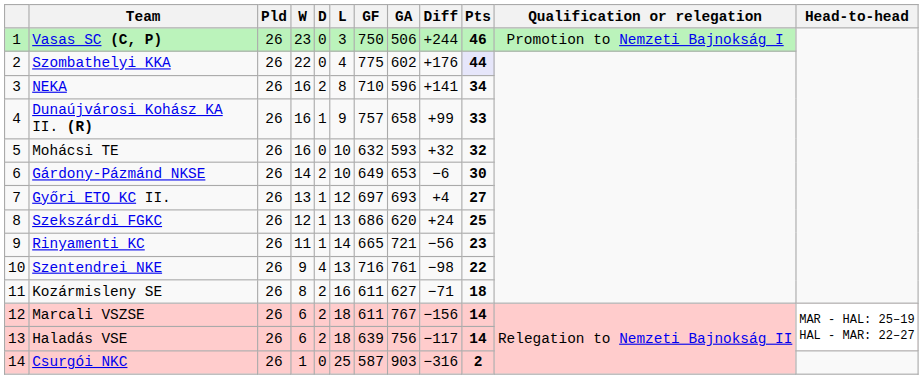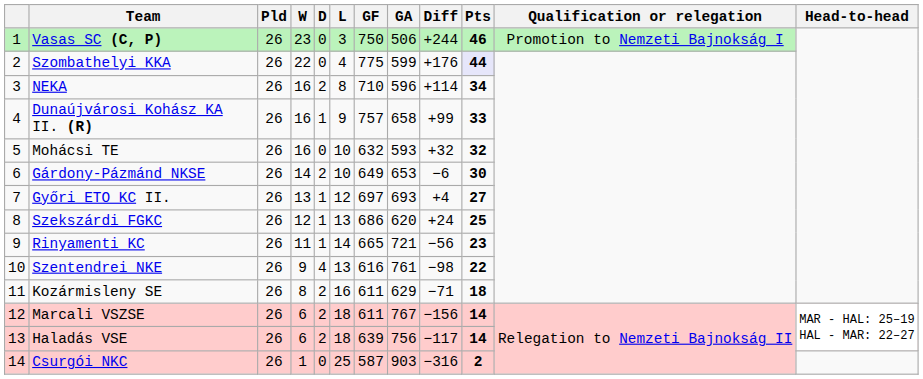(404, 63) 602 -> (404, 63) 599
(441, 87) +141 -> (441, 87) +114
(371, 268) 716 -> (371, 268) 616
(404, 292) 627 -> (404, 292) 629
